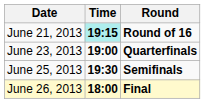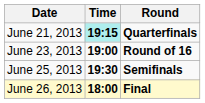(158, 32) Round of 16 -> (160, 32) Quarterfinals
(160, 51) Quarterfinals -> (158, 51) Round of 16
